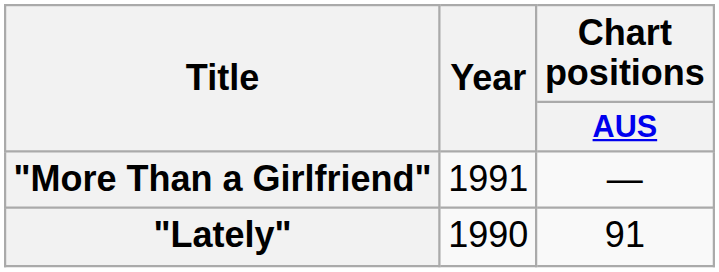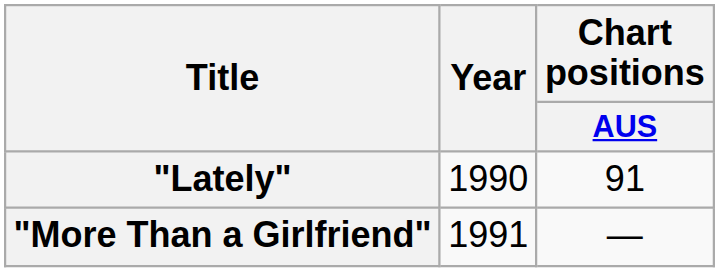rows swapped: (223, 235) <-> (223, 178)
